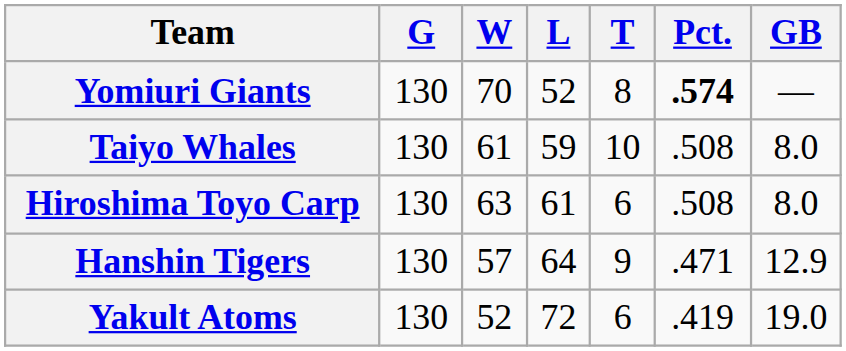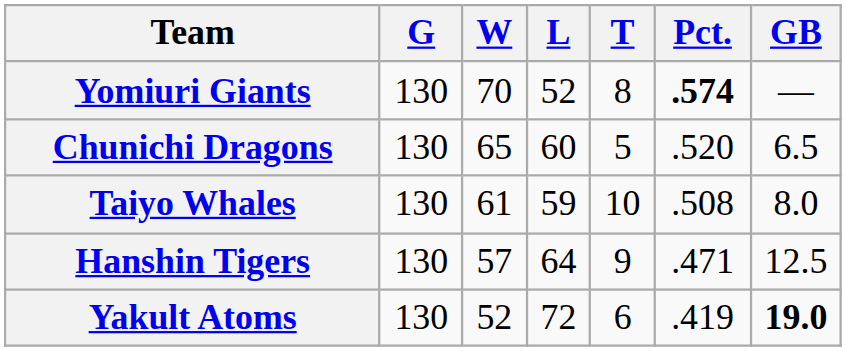+ row: (193, 146)
- row: (193, 203)
(796, 260) 12.9 -> (796, 260) 12.5
(796, 317) normal -> (796, 317) bold
